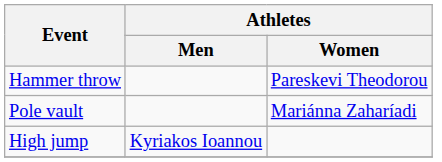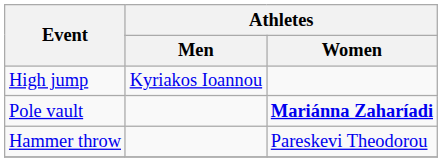rows swapped: (49, 141) <-> (65, 80)
(344, 111) normal -> (352, 111) bold
